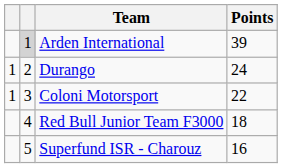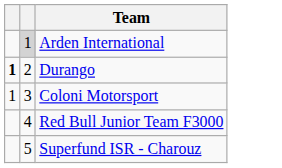- column: (252, 17)
(12, 69) normal -> (12, 69) bold
